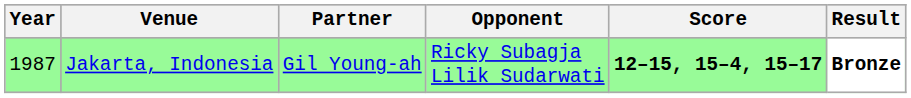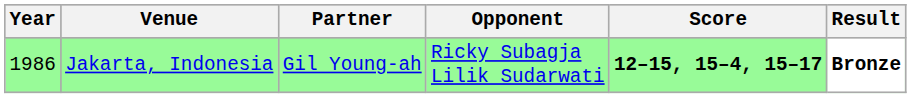(33, 65) 1987 -> (33, 65) 1986
